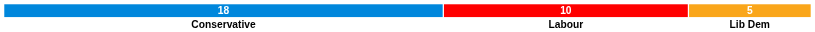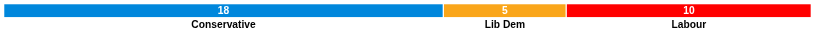columns swapped: (566, 10) <-> (750, 10)
